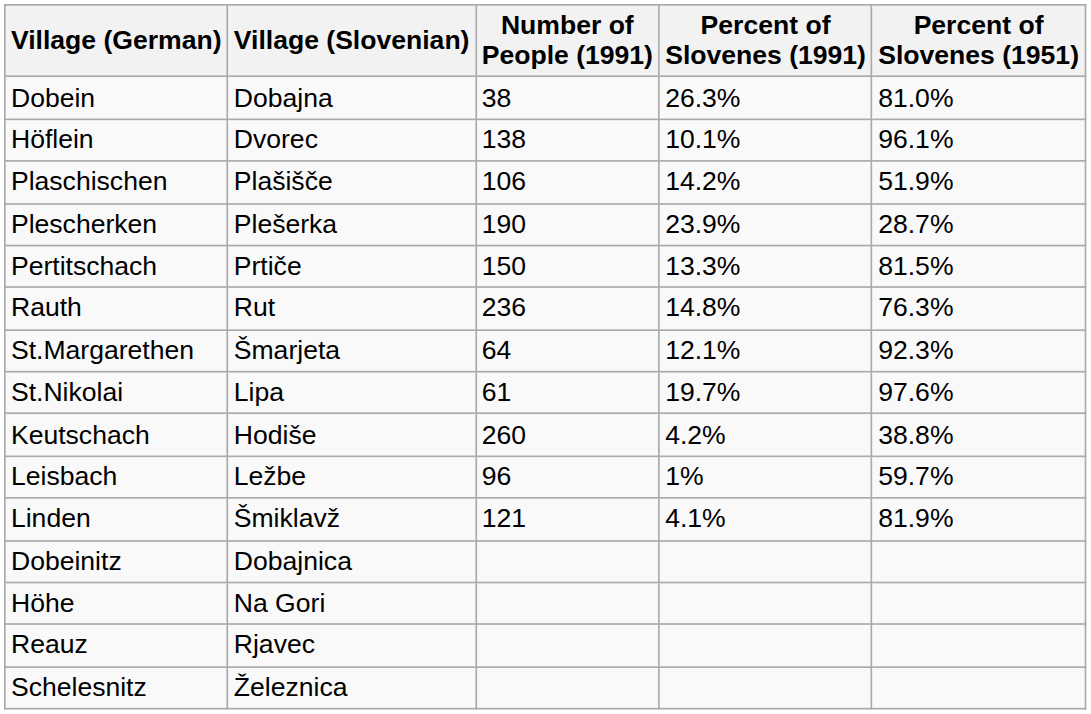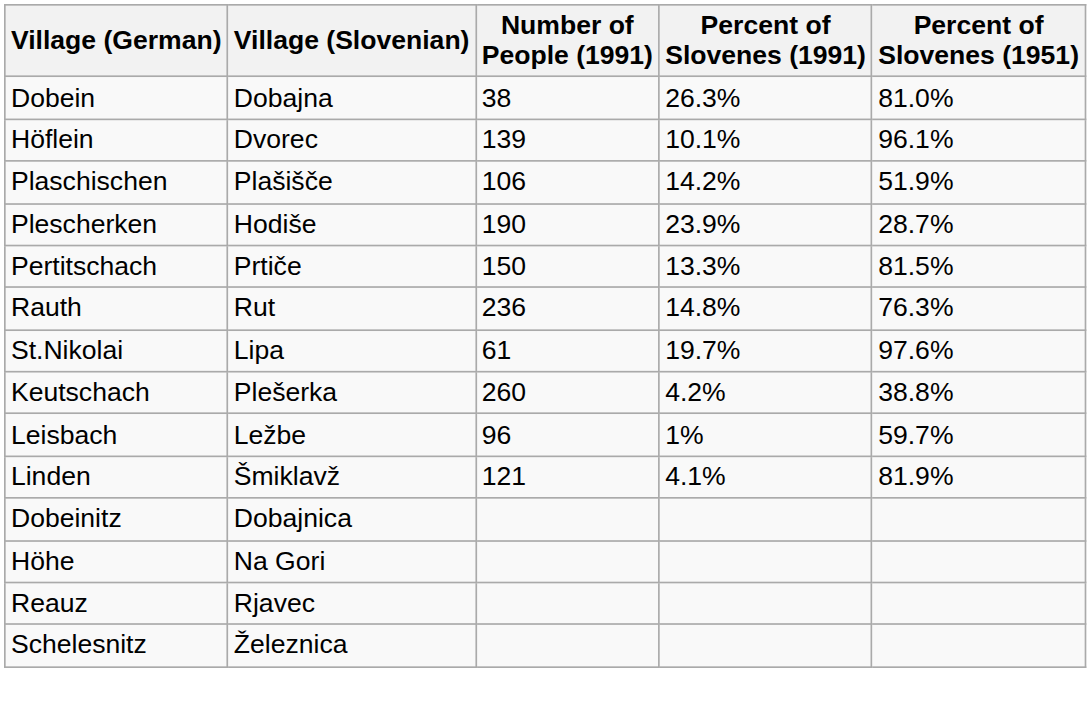(504, 139) 138 -> (504, 139) 139
(285, 223) Plešerka -> (275, 223) Hodiše
- row: (102, 350)
(275, 434) Hodiše -> (285, 392) Plešerka
